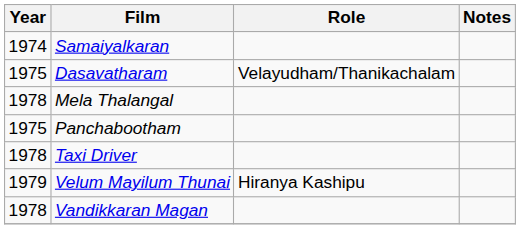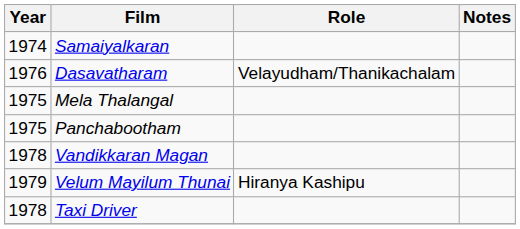(28, 73) 1975 -> (28, 73) 1976
(28, 100) 1978 -> (28, 100) 1975
rows swapped: (131, 210) <-> (96, 155)
